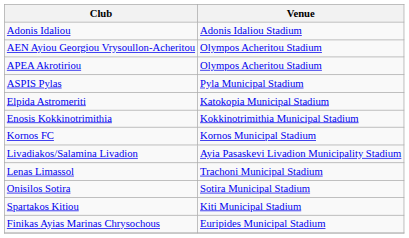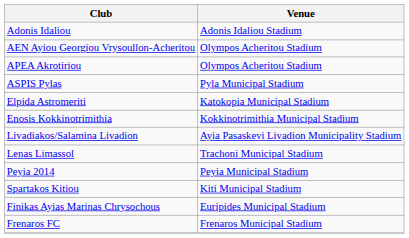- row: (30, 136)
- row: (39, 189)
+ row: (31, 171)
+ row: (33, 224)
